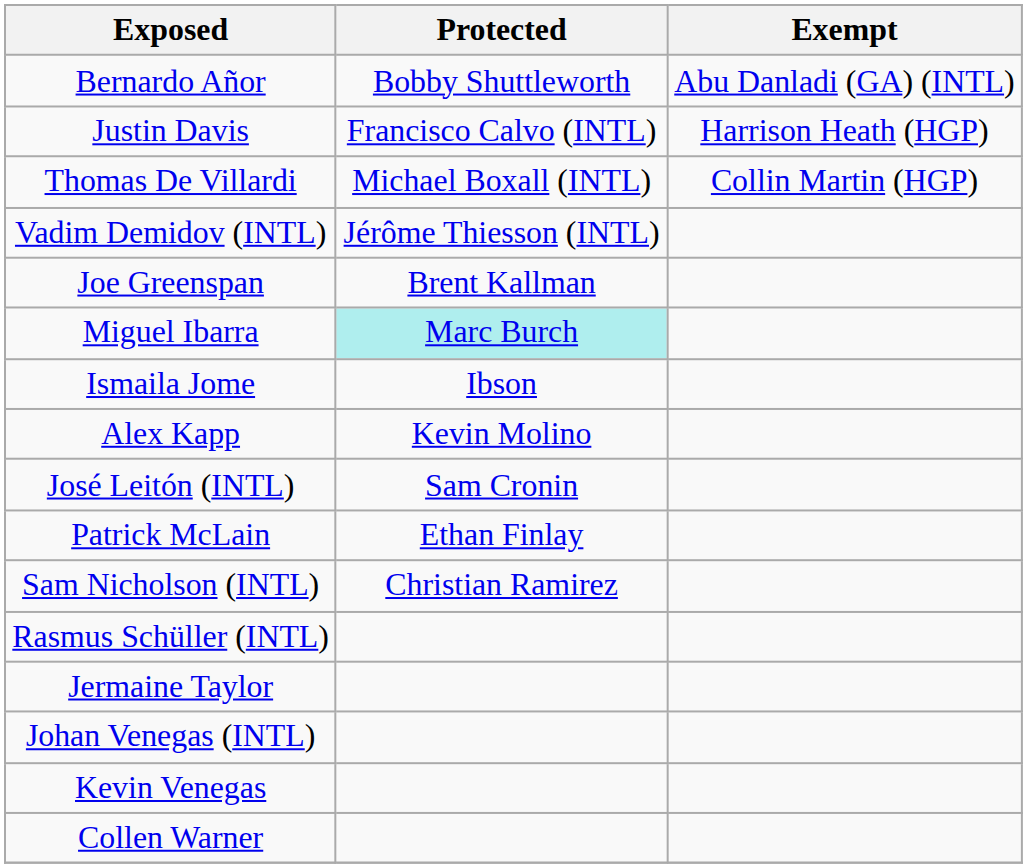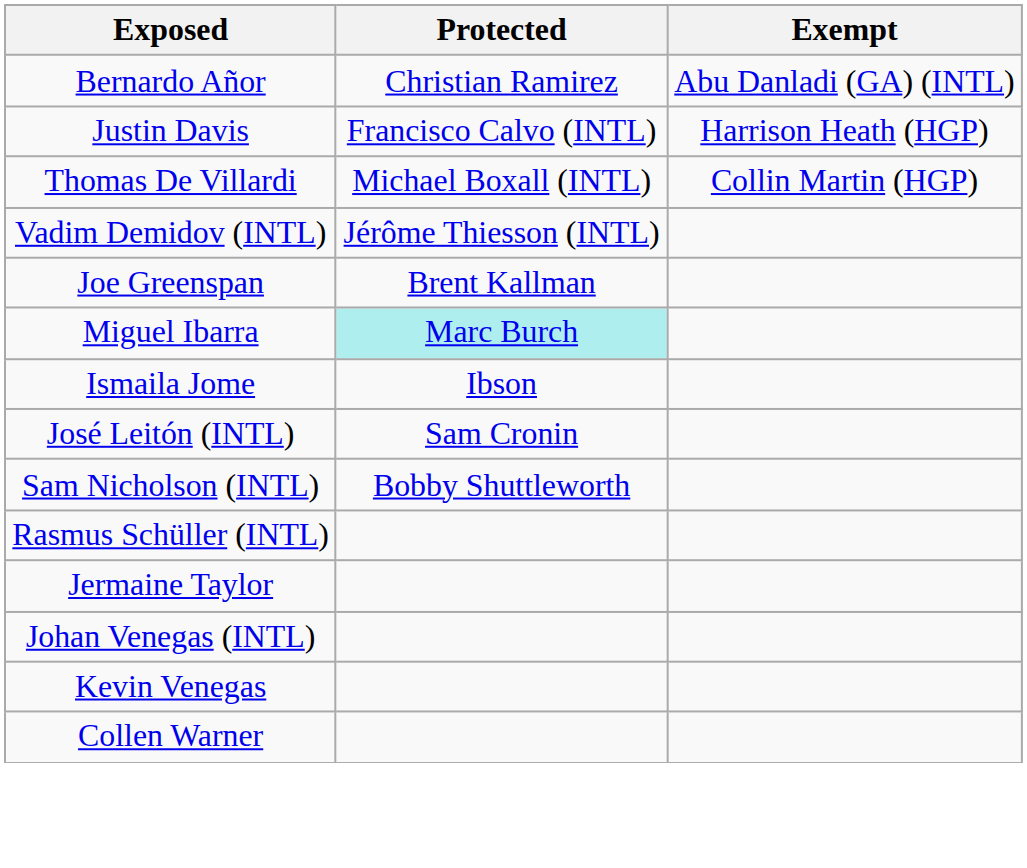(502, 80) Bobby Shuttleworth -> (502, 80) Christian Ramirez
- row: (171, 433)
- row: (171, 534)
(502, 585) Christian Ramirez -> (502, 484) Bobby Shuttleworth
